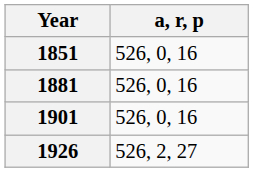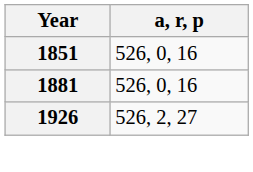- row: (58, 118)
